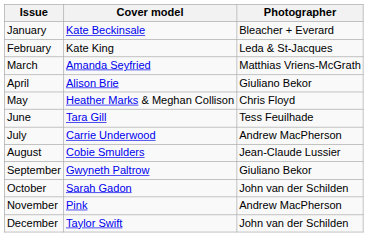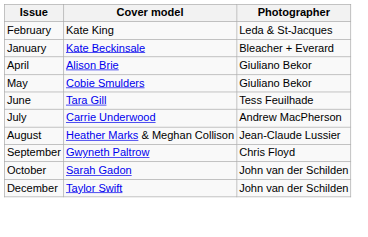rows swapped: (27, 30) <-> (29, 48)
- row: (22, 65)
(150, 100) Heather Marks & Meghan Collison -> (105, 83) Cobie Smulders
(267, 100) Chris Floyd -> (275, 83) Giuliano Bekor
(105, 153) Cobie Smulders -> (150, 135) Heather Marks & Meghan Collison
(275, 170) Giuliano Bekor -> (267, 153) Chris Floyd
- row: (32, 205)
